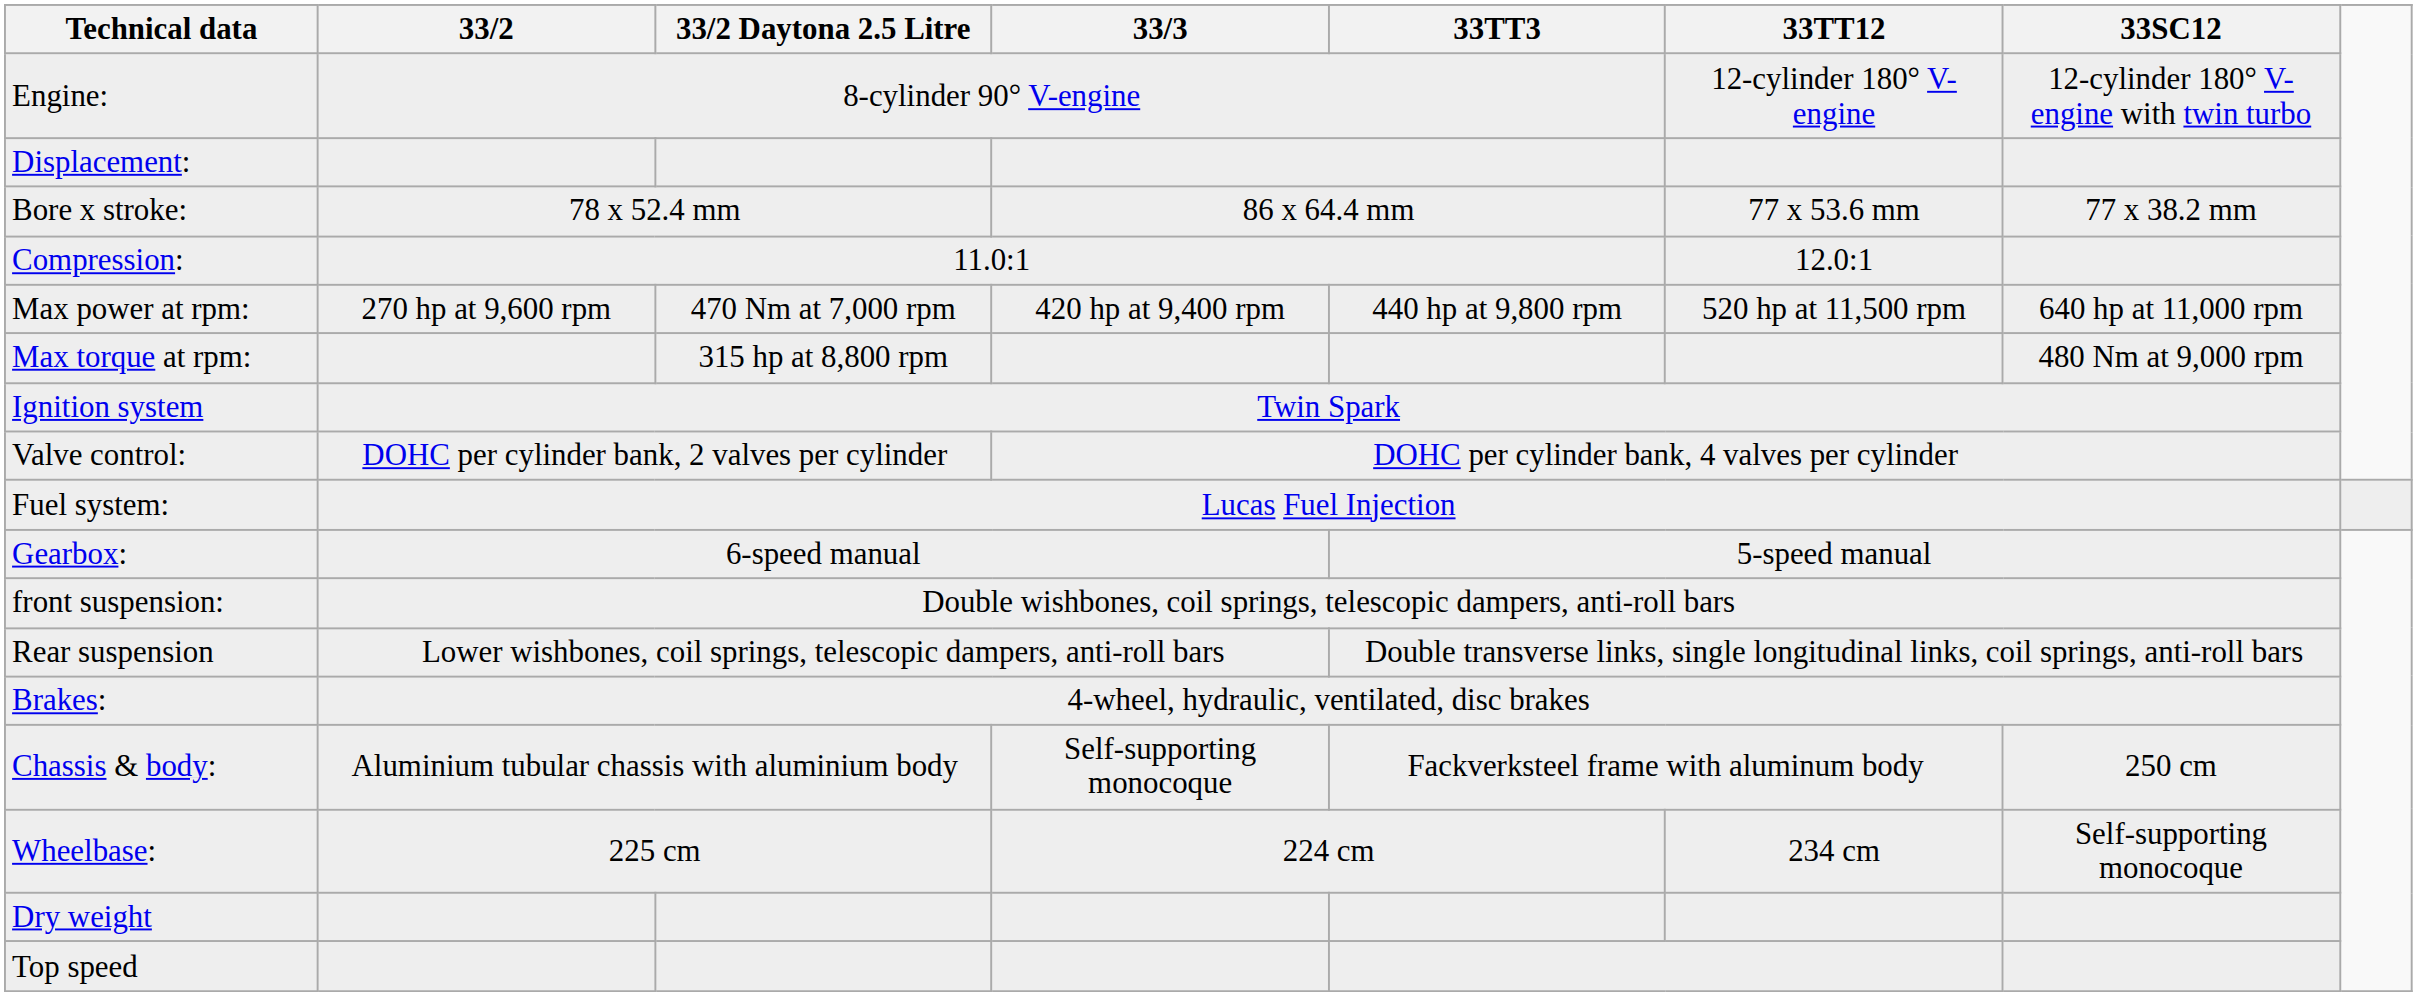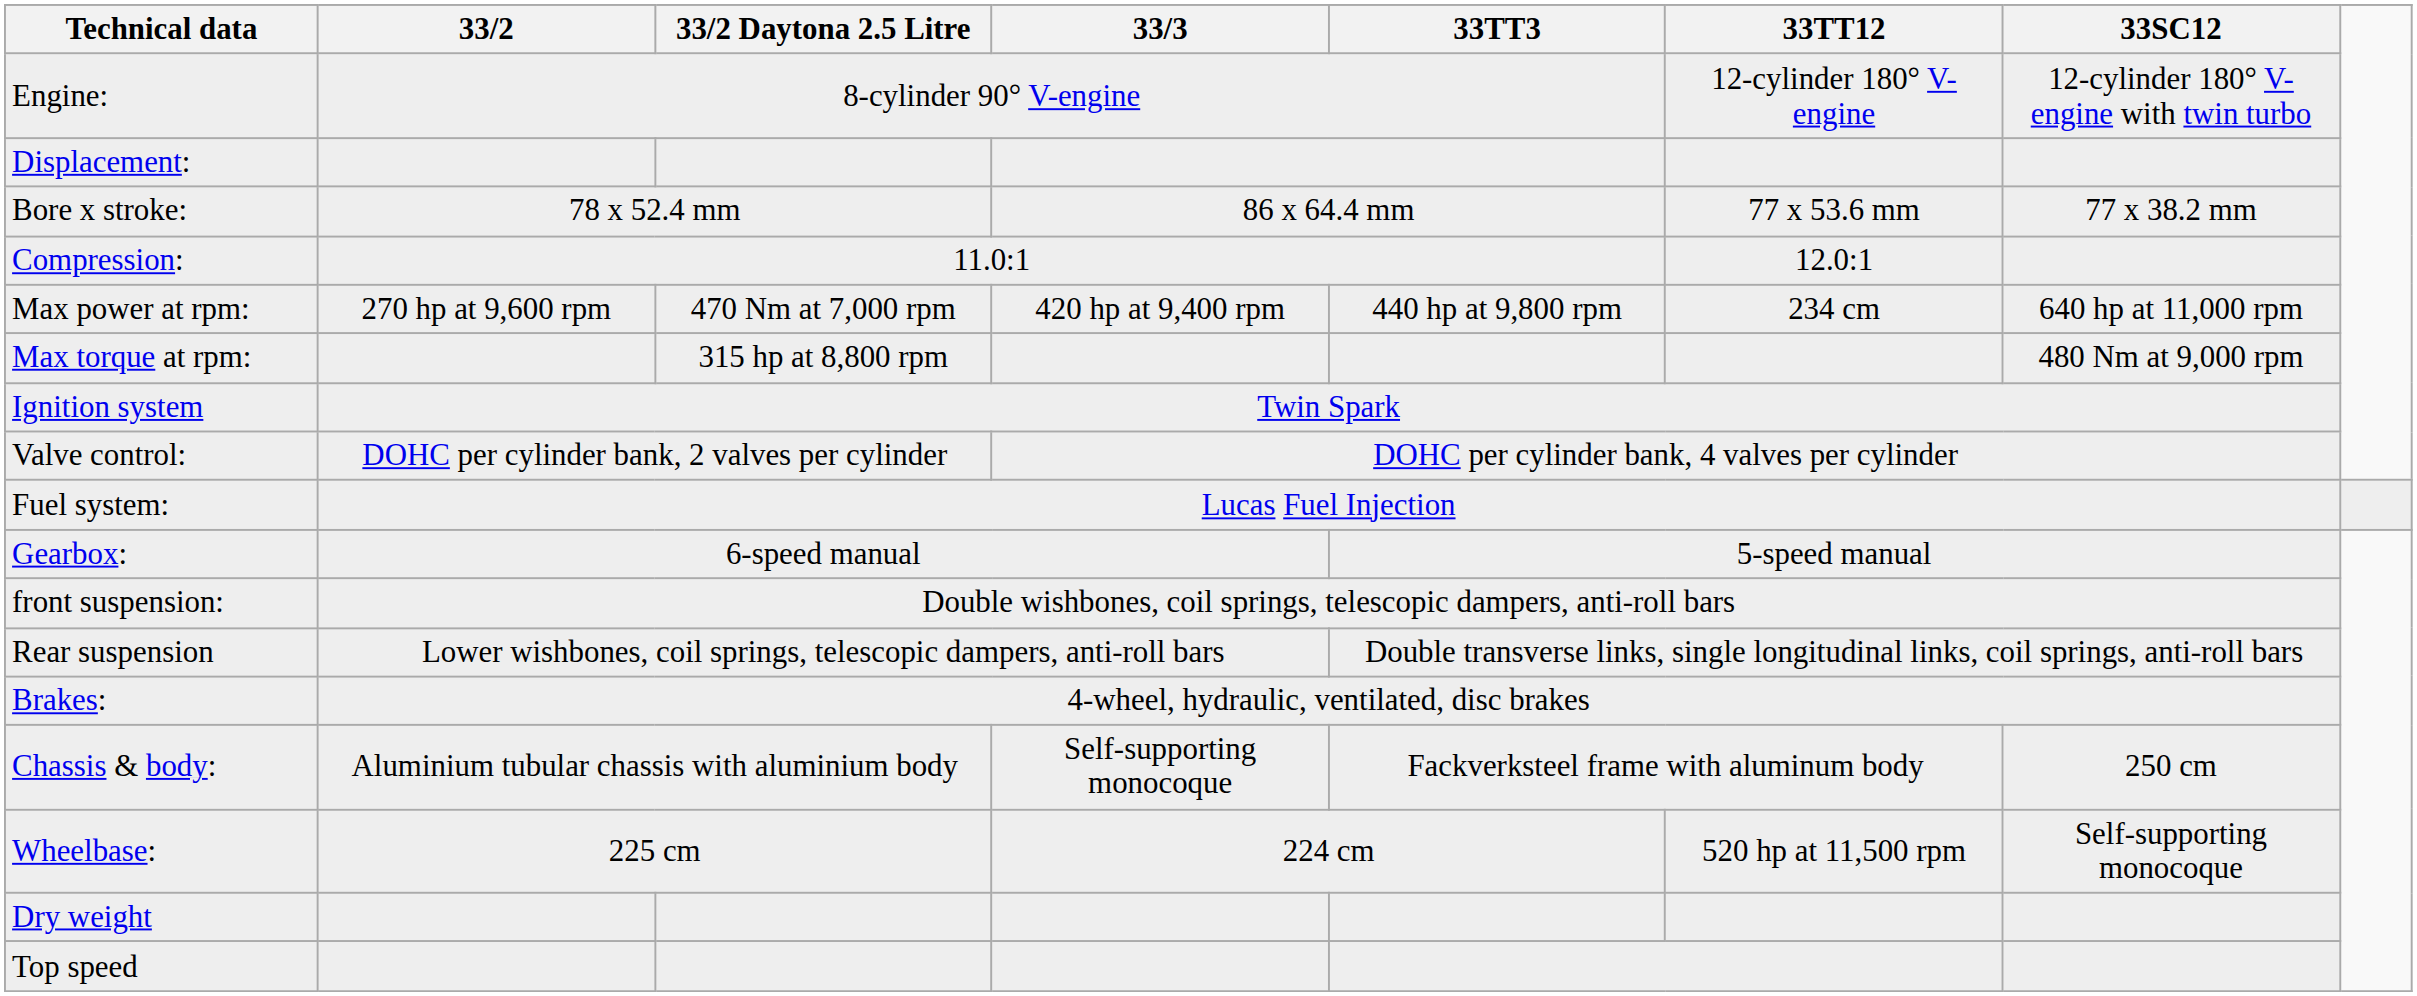(1834, 308) 520 hp at 11,500 rpm -> (1834, 308) 234 cm
(1834, 850) 234 cm -> (1834, 850) 520 hp at 11,500 rpm
